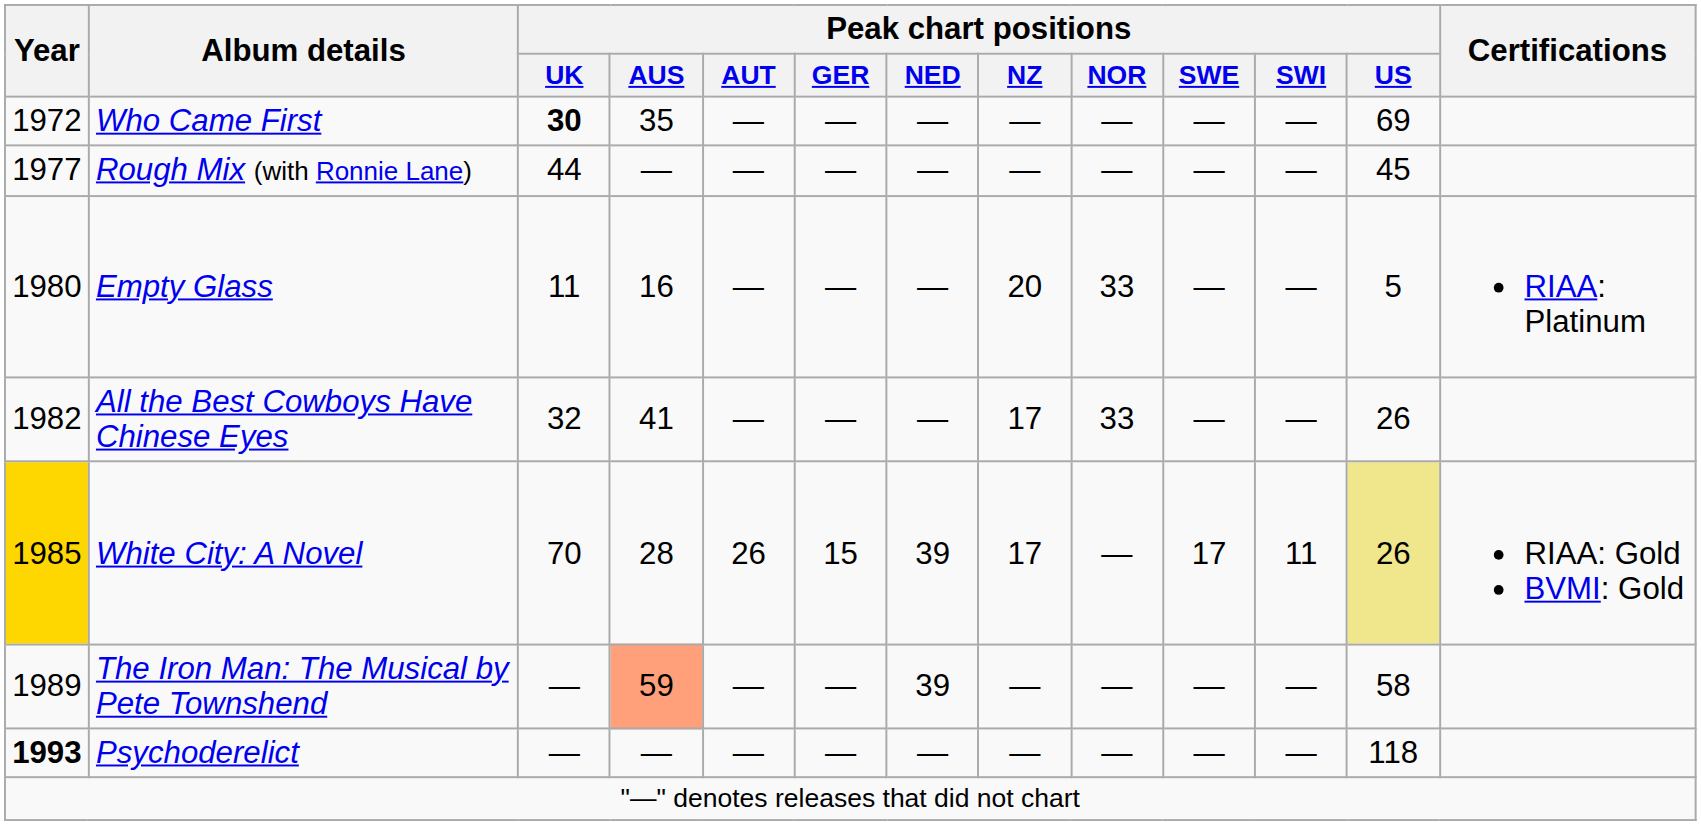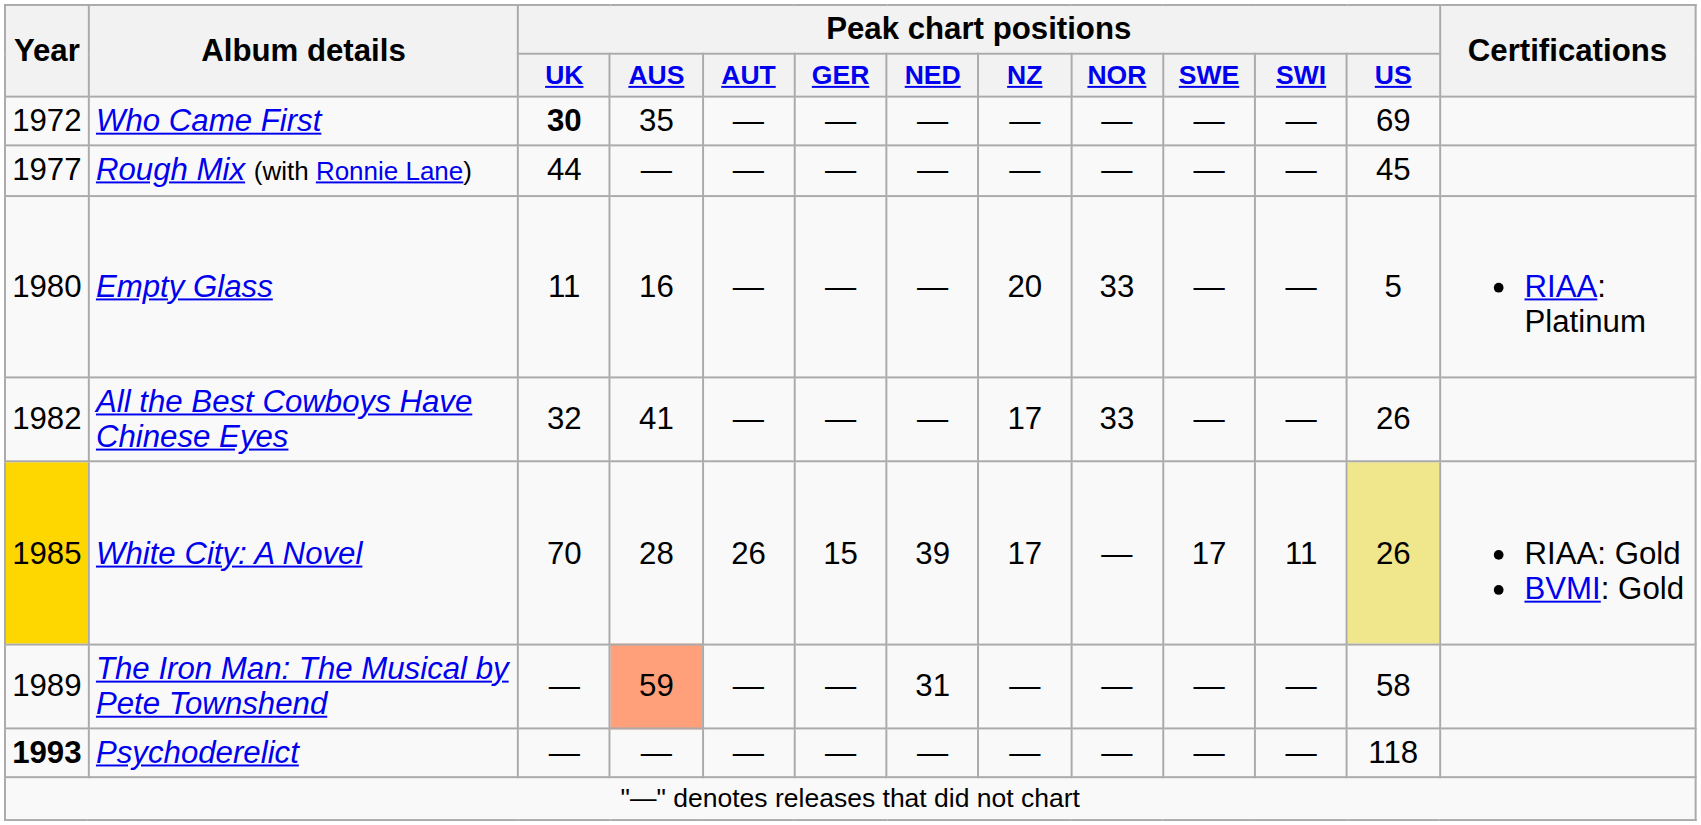(933, 685) 39 -> (933, 685) 31
